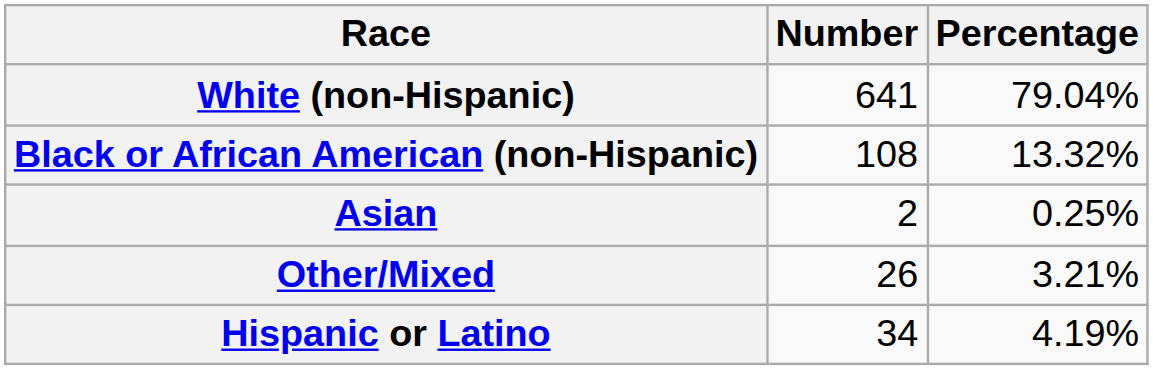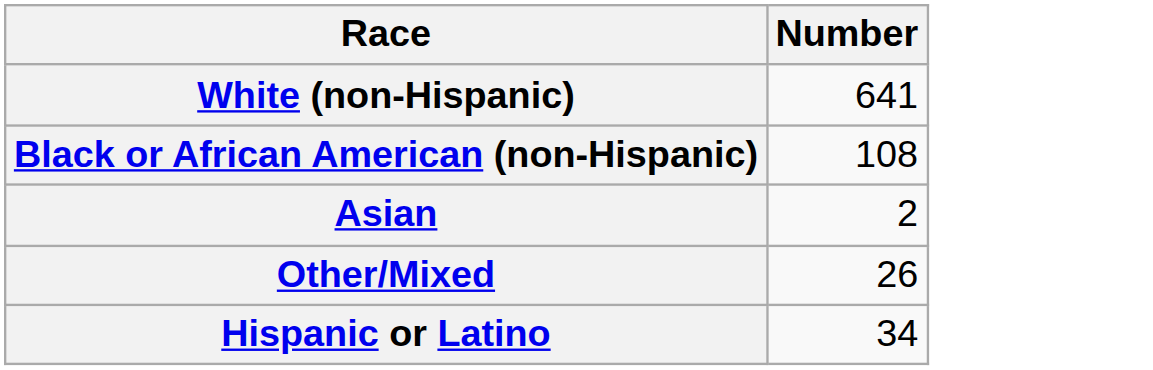- column: (1037, 34)
